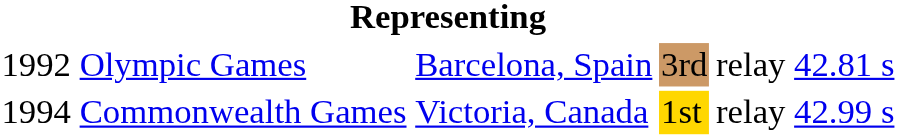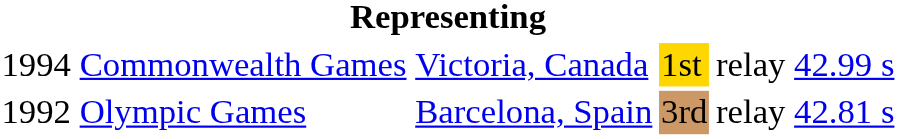rows swapped: (193, 64) <-> (243, 111)
